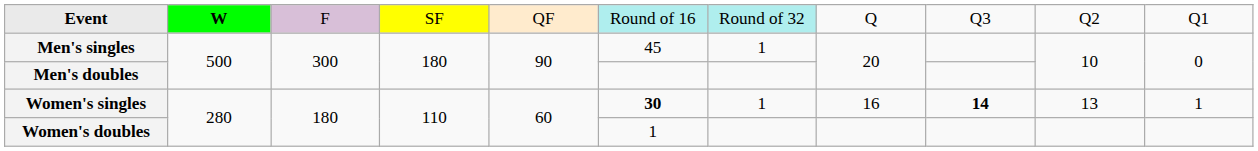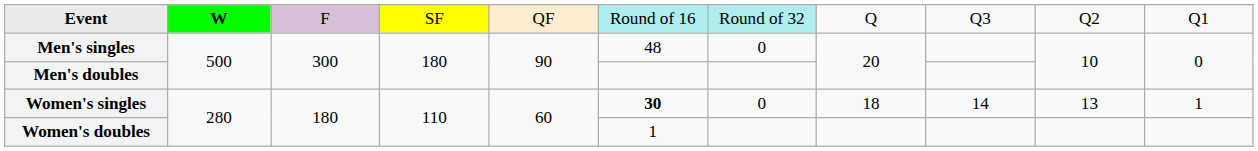(653, 47) 45 -> (653, 47) 48
(762, 47) 1 -> (762, 47) 0
(762, 103) 1 -> (762, 103) 0
(871, 103) 16 -> (871, 103) 18
(980, 103) bold -> (980, 103) normal
